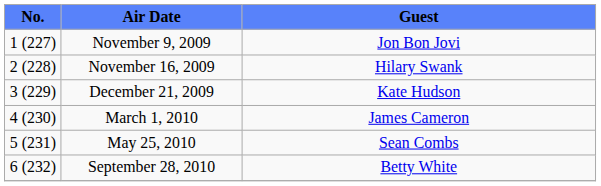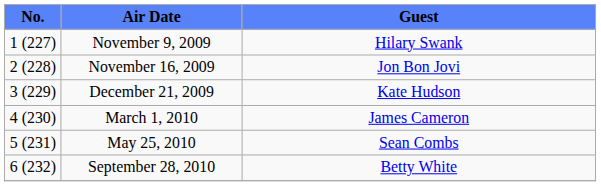(419, 42) Jon Bon Jovi -> (419, 42) Hilary Swank
(419, 67) Hilary Swank -> (419, 67) Jon Bon Jovi
